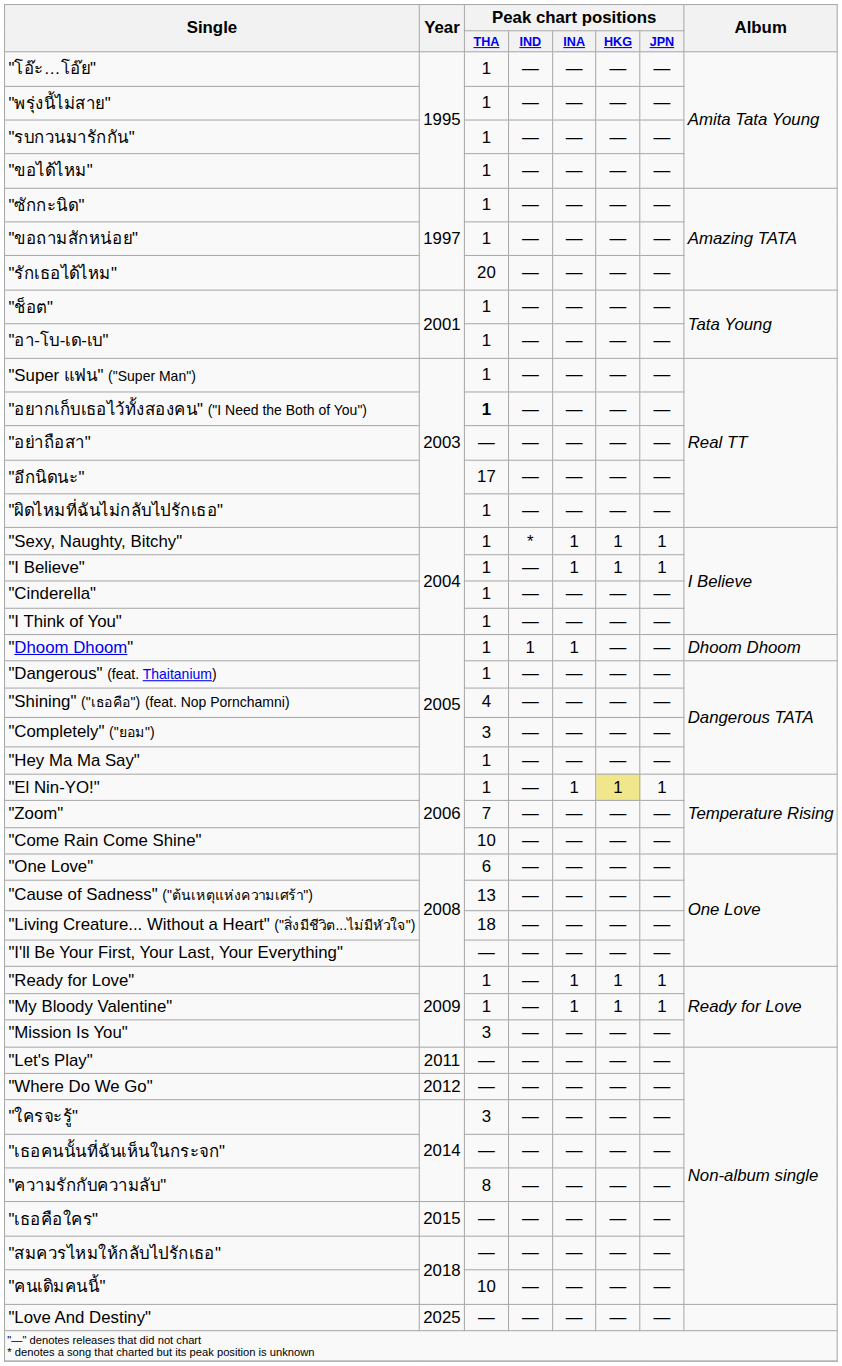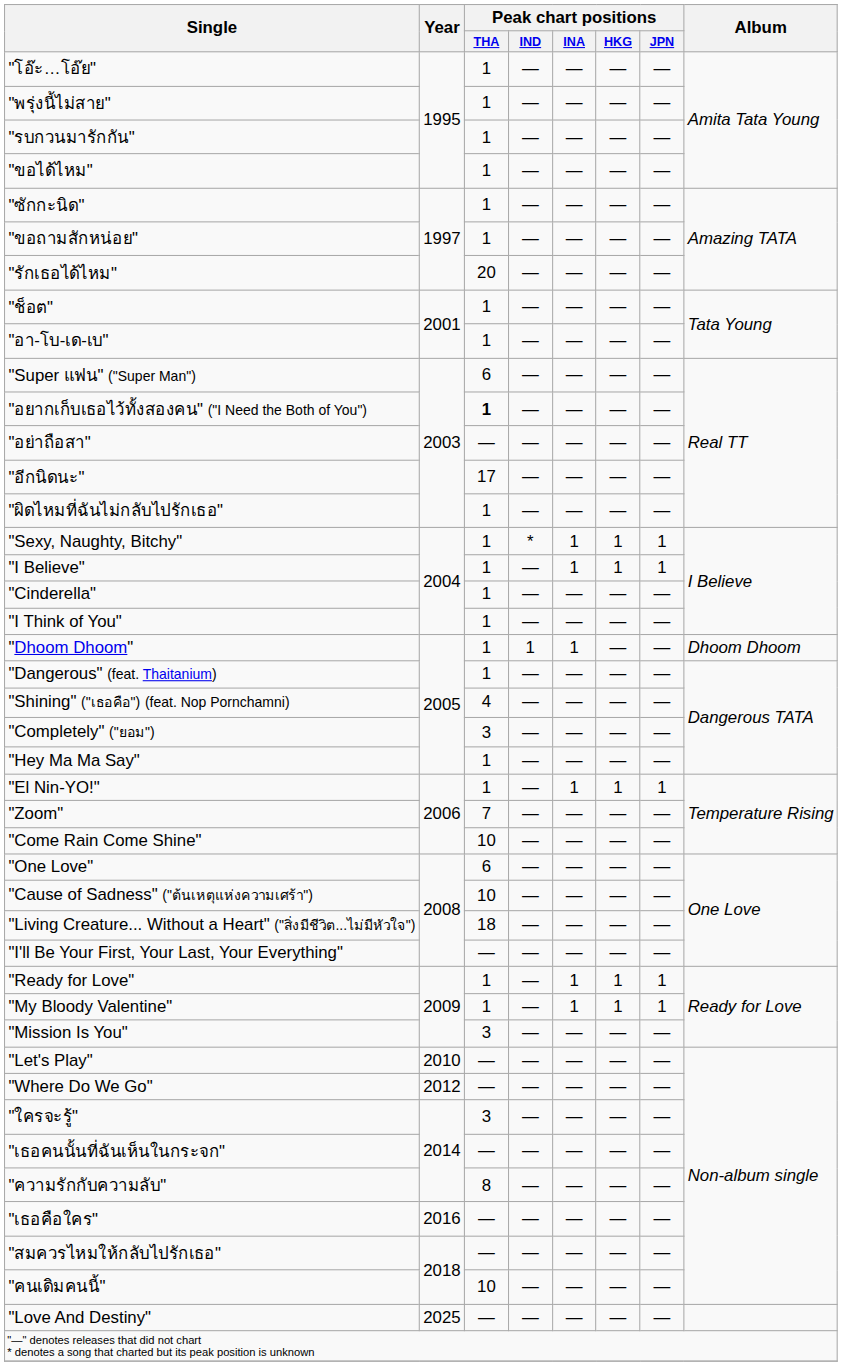(486, 374) 1 -> (486, 374) 6
(618, 787) khaki background -> (618, 787) no background
(486, 895) 13 -> (486, 895) 10
(442, 1059) 2011 -> (442, 1059) 2010
(442, 1218) 2015 -> (442, 1218) 2016
